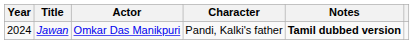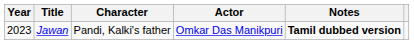columns swapped: (127, 13) <-> (234, 13)
(19, 30) 2024 -> (19, 30) 2023
